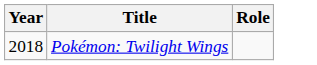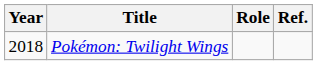+ column: (293, 18)
